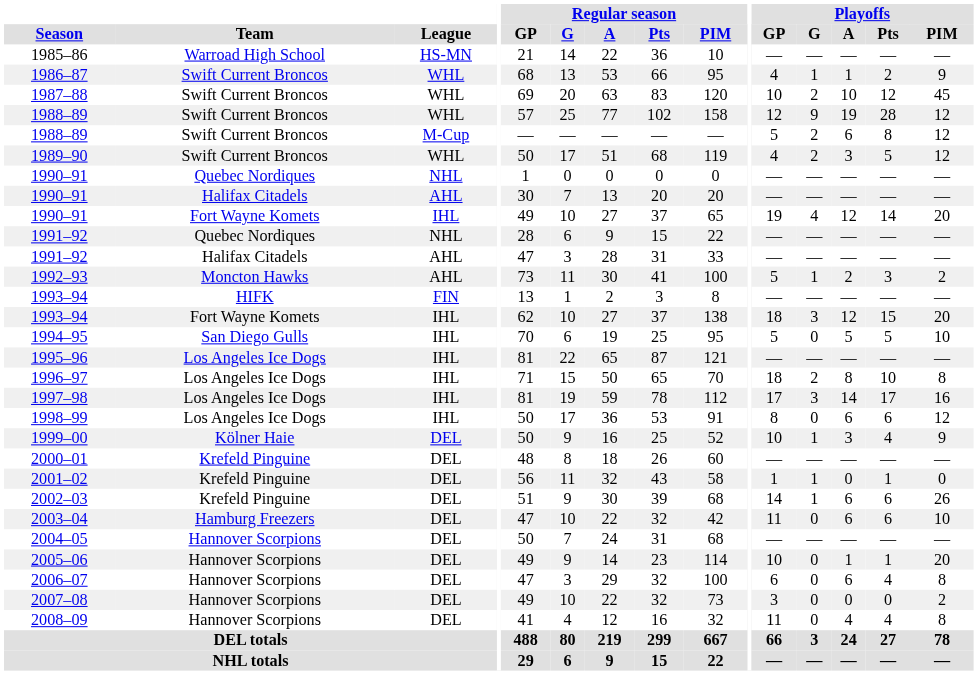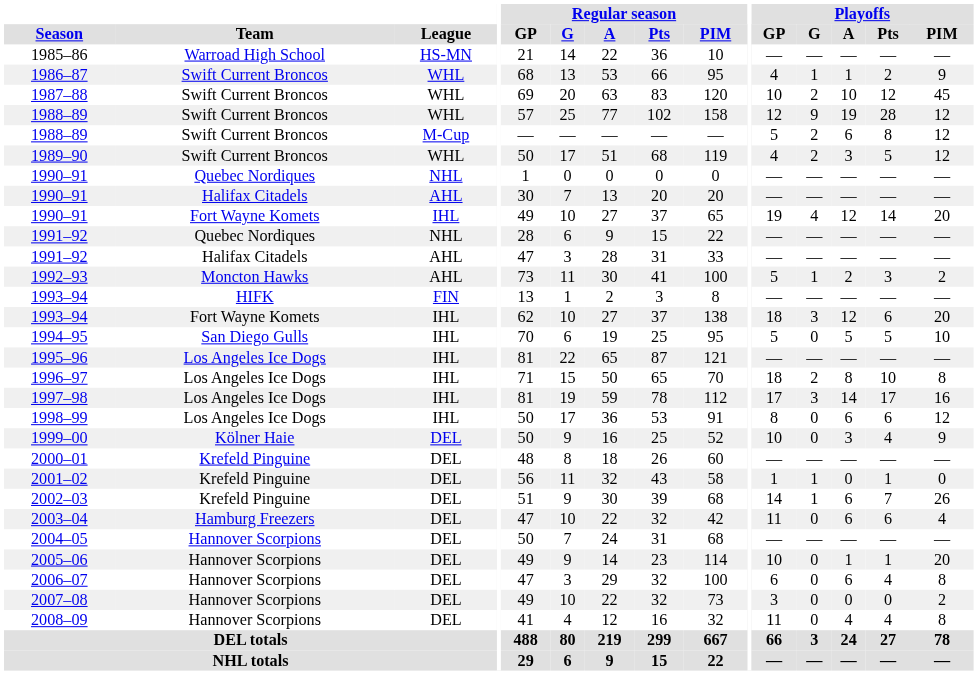(888, 317) 15 -> (888, 317) 6
(814, 438) 1 -> (814, 438) 0
(888, 498) 6 -> (888, 498) 7
(942, 519) 10 -> (942, 519) 4
